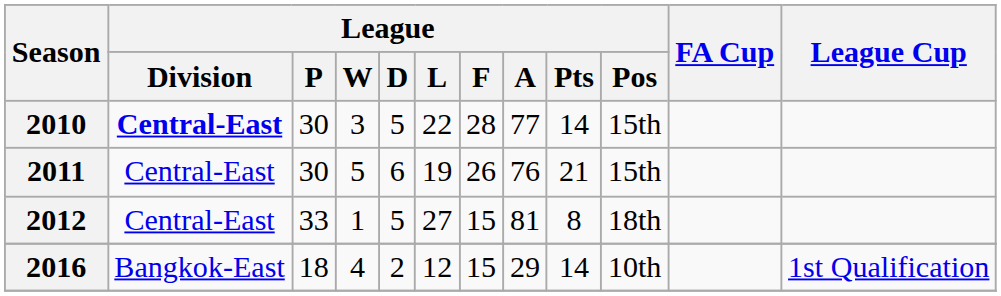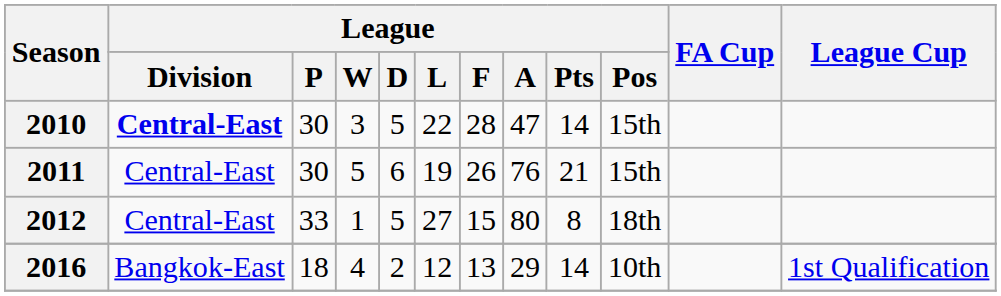(525, 123) 77 -> (525, 123) 47
(525, 219) 81 -> (525, 219) 80
(481, 266) 15 -> (481, 266) 13
